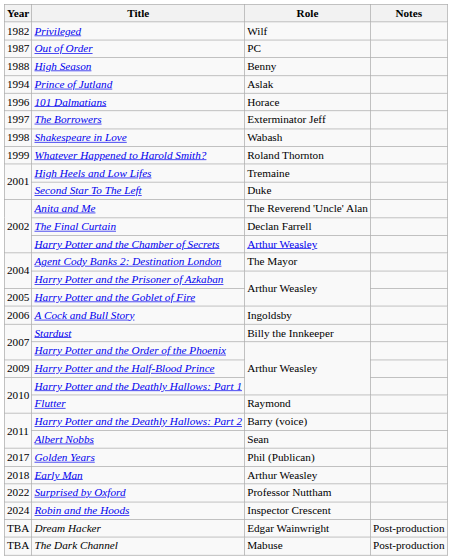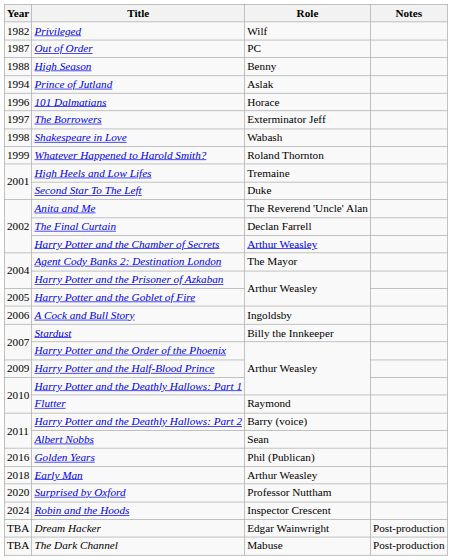(18, 457) 2017 -> (18, 457) 2016
(18, 492) 2022 -> (18, 492) 2020
